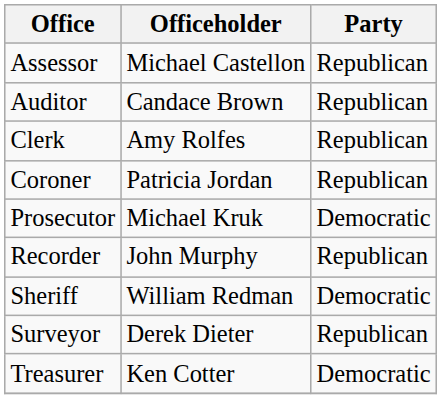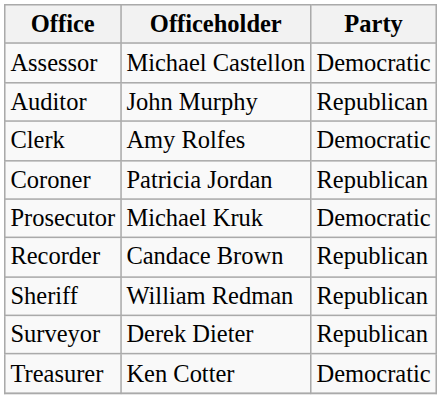(372, 62) Republican -> (374, 62) Democratic
(205, 101) Candace Brown -> (192, 101) John Murphy
(372, 140) Republican -> (374, 140) Democratic
(192, 256) John Murphy -> (205, 256) Candace Brown
(374, 295) Democratic -> (372, 295) Republican
